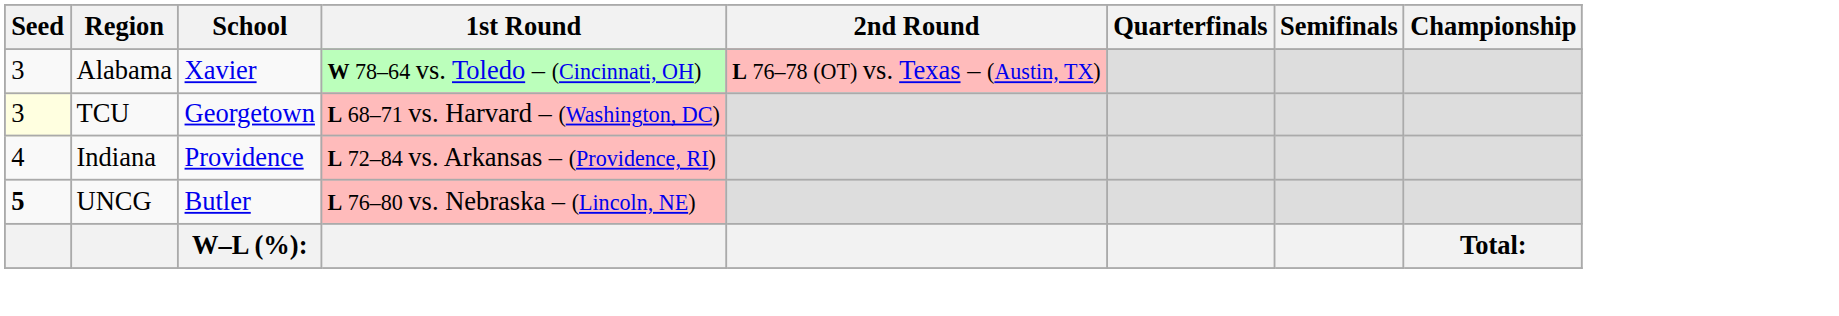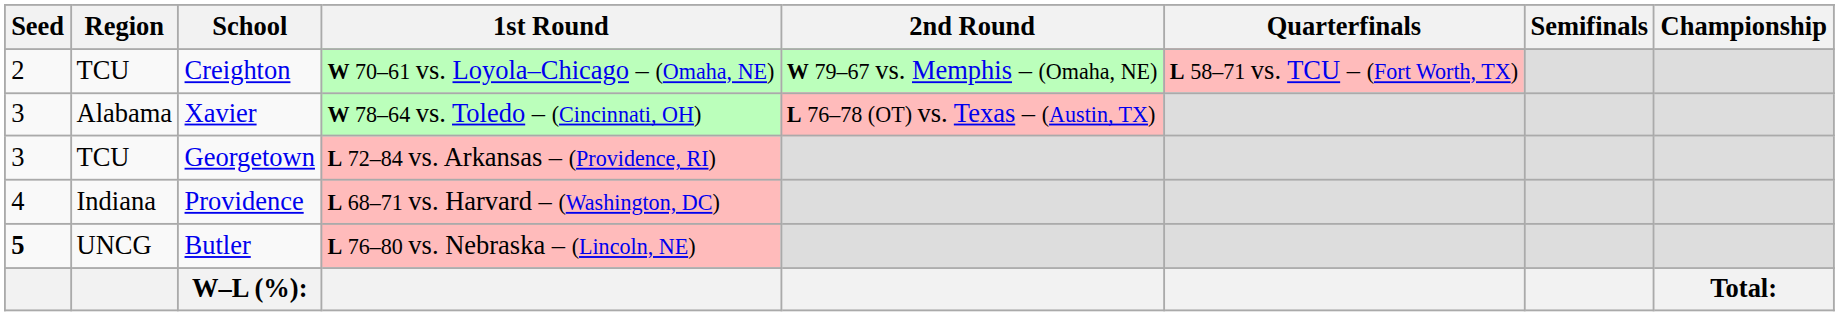+ row: (238, 70)
(18, 114) lightyellow background -> (18, 157) no background
(524, 114) L 68–71 vs. Harvard – (Washington, DC) -> (522, 157) L 72–84 vs. Arkansas – (Providence, RI)
(522, 157) L 72–84 vs. Arkansas – (Providence, RI) -> (524, 201) L 68–71 vs. Harvard – (Washington, DC)
